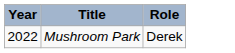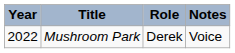+ column: (208, 15)
